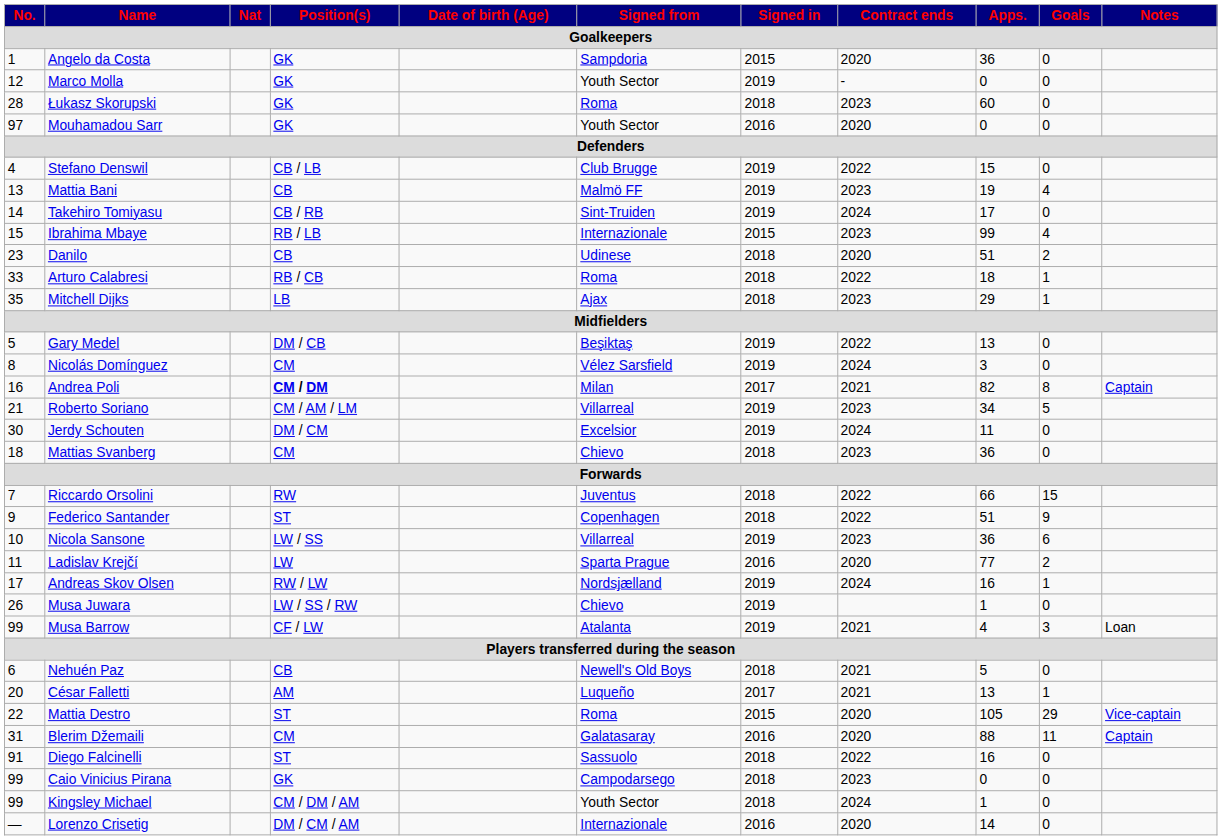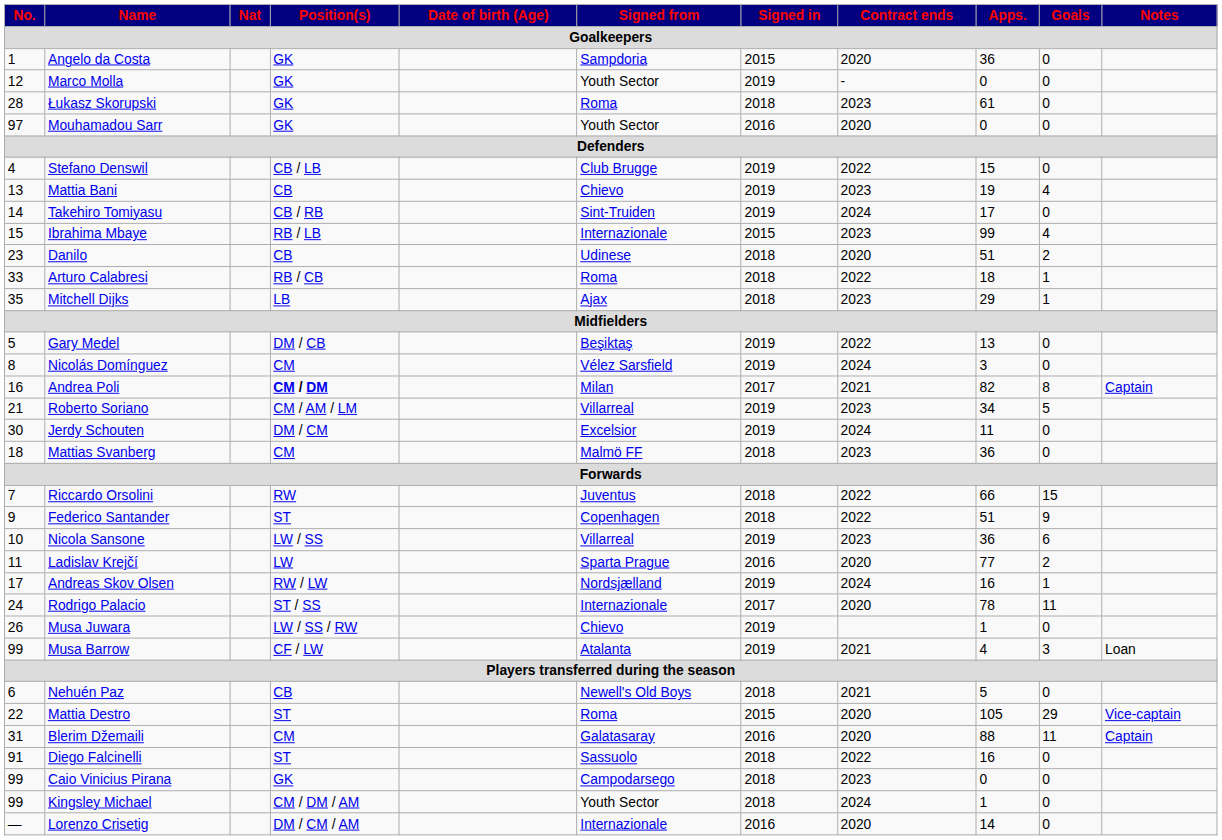(987, 103) 60 -> (987, 103) 61
(611, 191) Malmö FF -> (602, 191) Chievo
(602, 453) Chievo -> (611, 453) Malmö FF
+ row: (97, 605)
- row: (89, 693)
